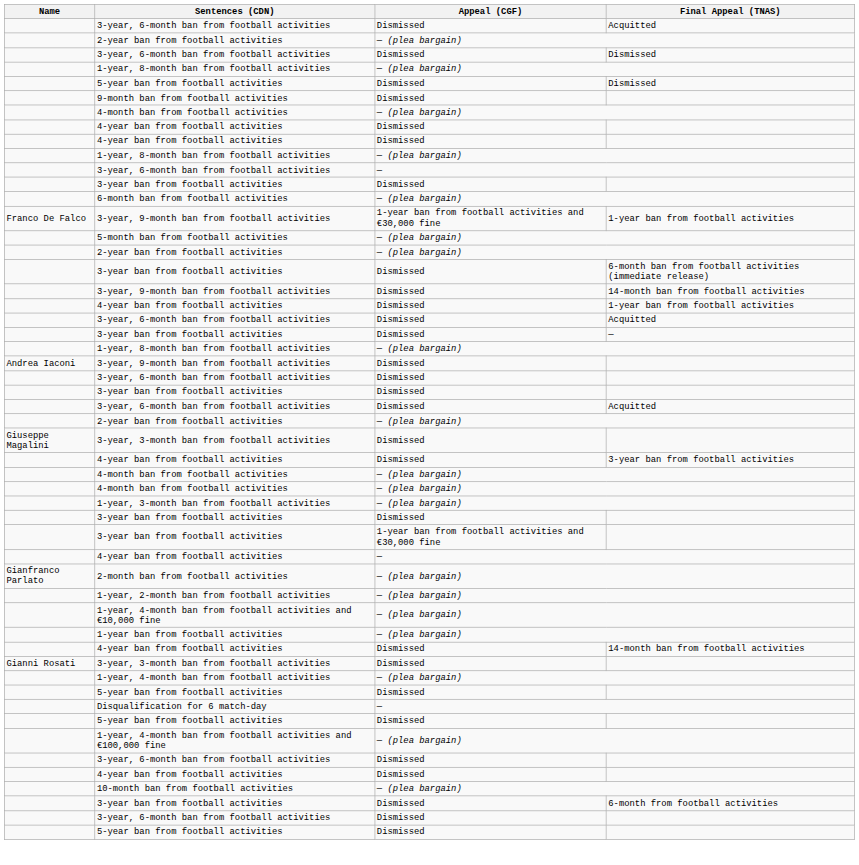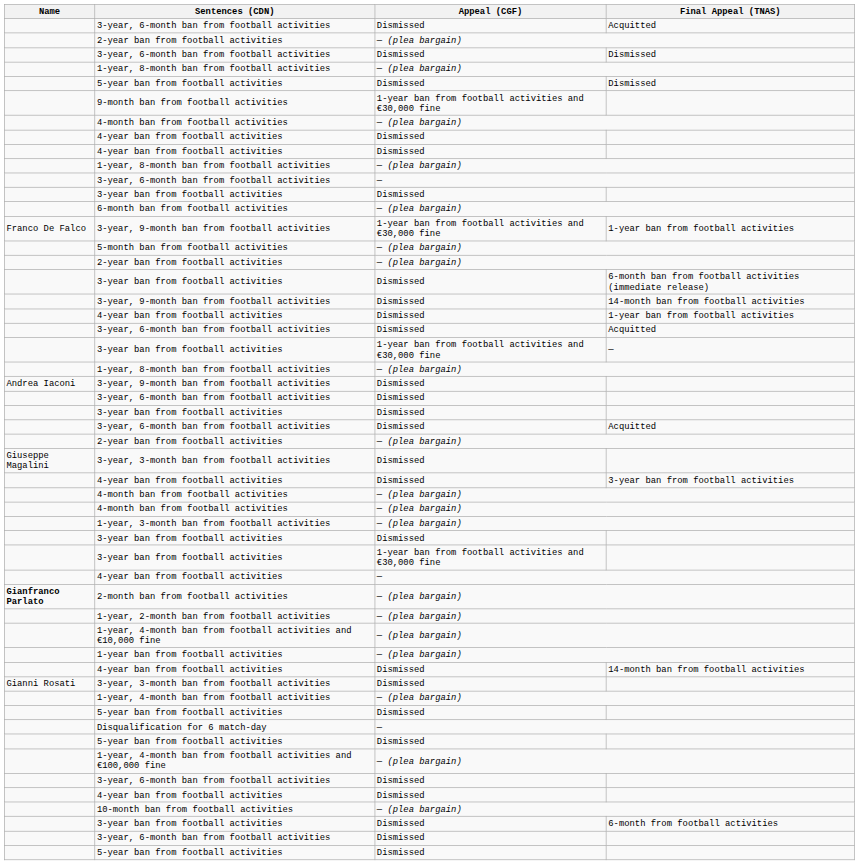(401, 98) Dismissed -> (480, 103) 1-year ban from football activities and €30,000 fine
(401, 335) Dismissed -> (480, 350) 1-year ban from football activities and €30,000 fine
(33, 576) normal -> (33, 597) bold
